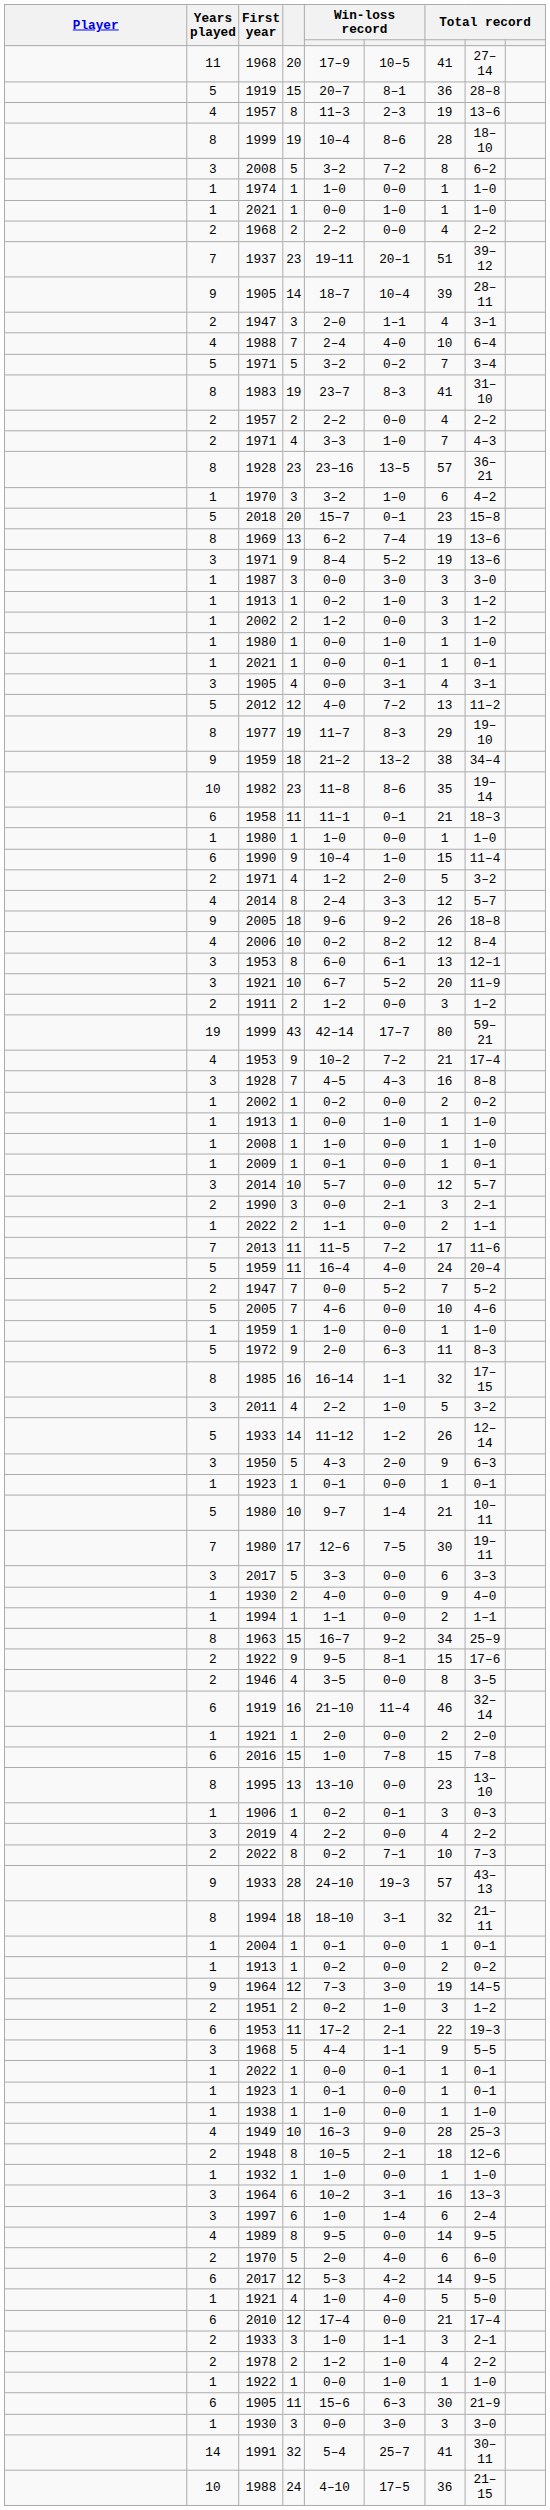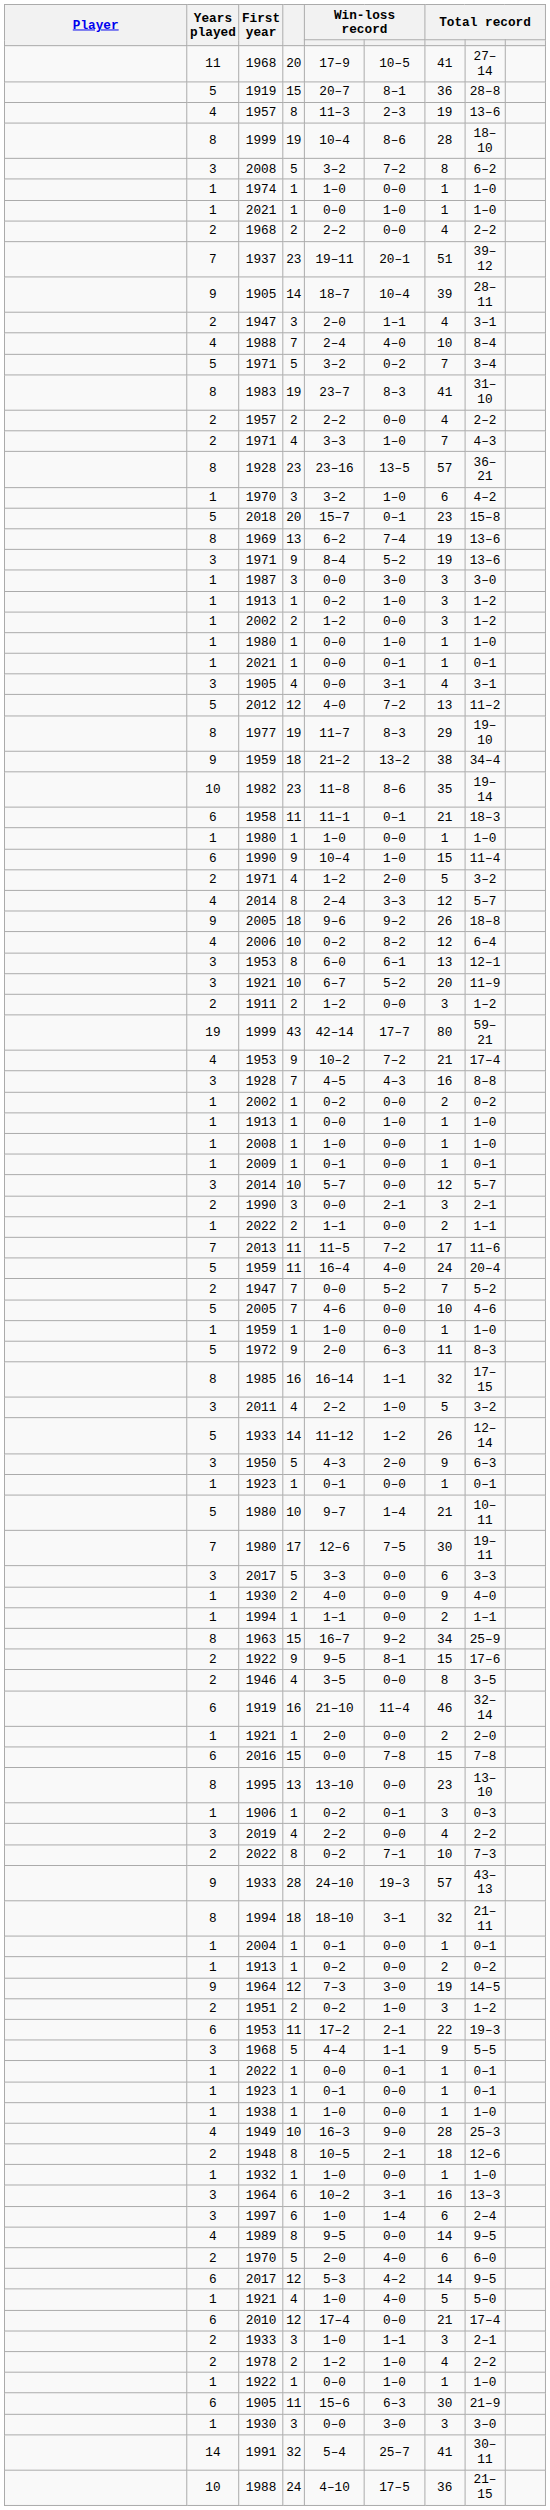(485, 344) 6–4 -> (485, 344) 8–4
(485, 942) 8–4 -> (485, 942) 6–4
(335, 1757) 1–0 -> (335, 1757) 0–0
